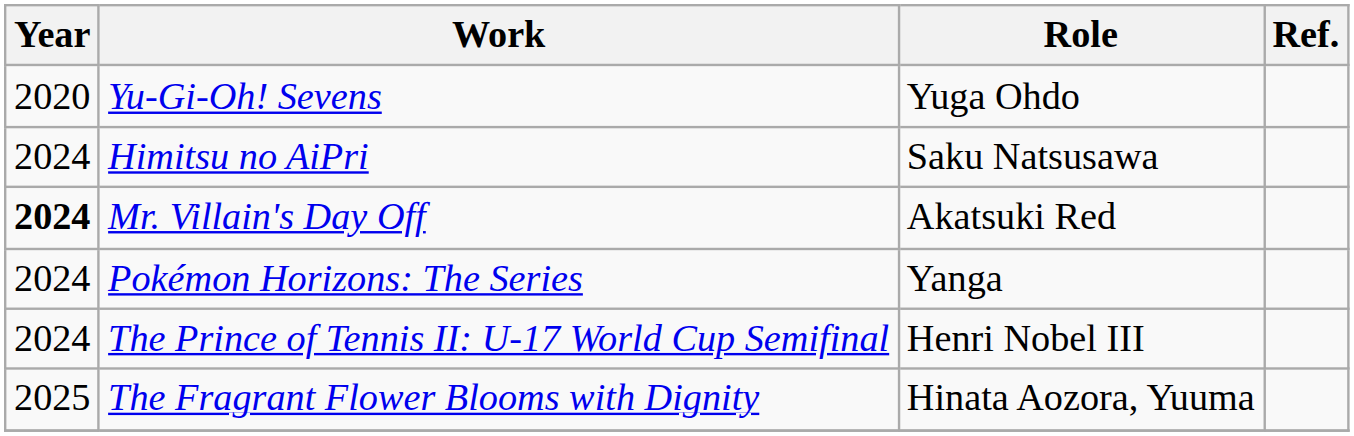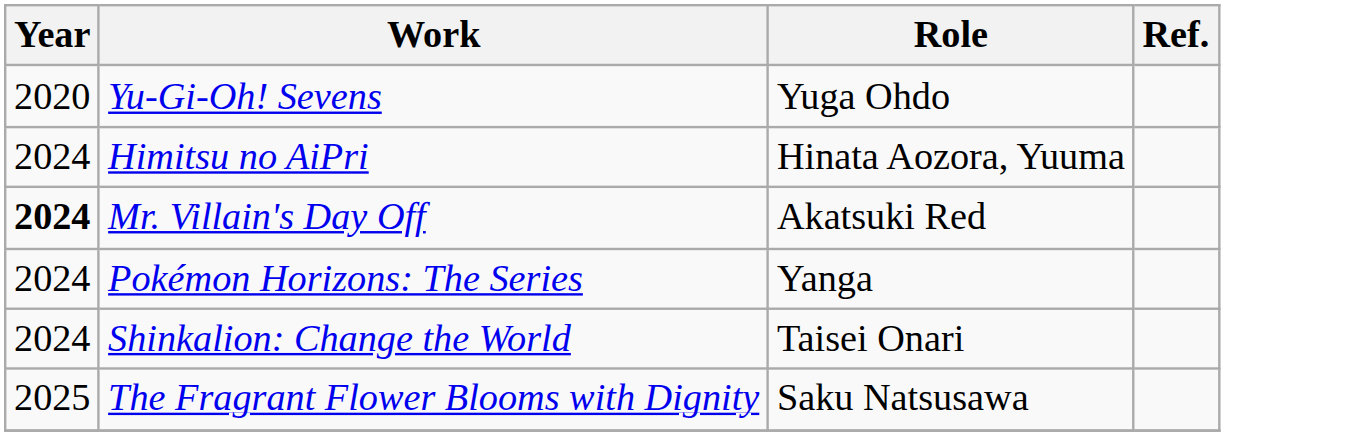(1033, 156) Saku Natsusawa -> (951, 156) Hinata Aozora, Yuuma
+ row: (339, 338)
- row: (499, 338)
(1081, 398) Hinata Aozora, Yuuma -> (903, 398) Saku Natsusawa
